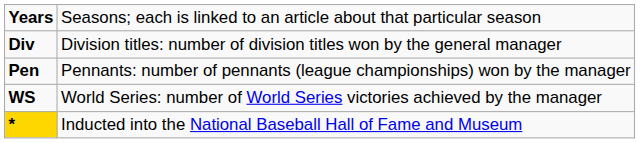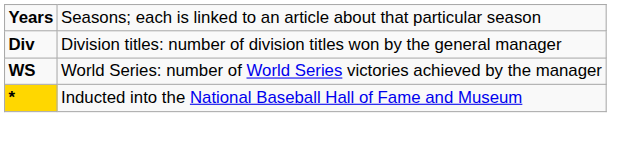- row: (24, 71)
